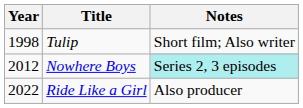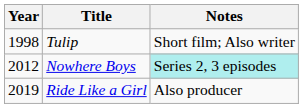(24, 90) 2022 -> (24, 90) 2019
